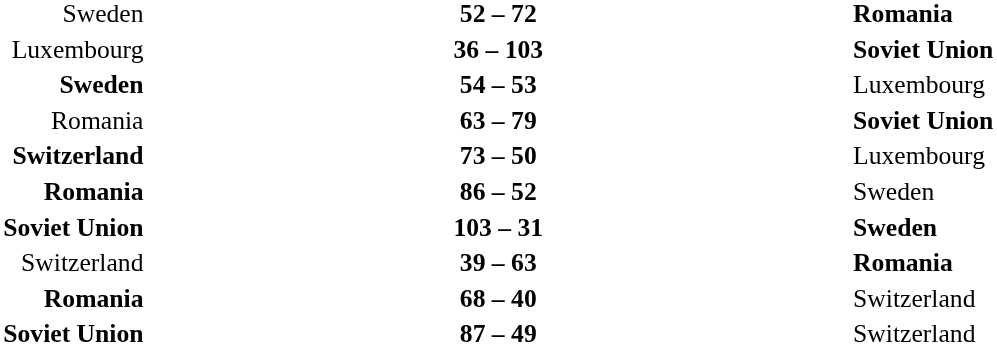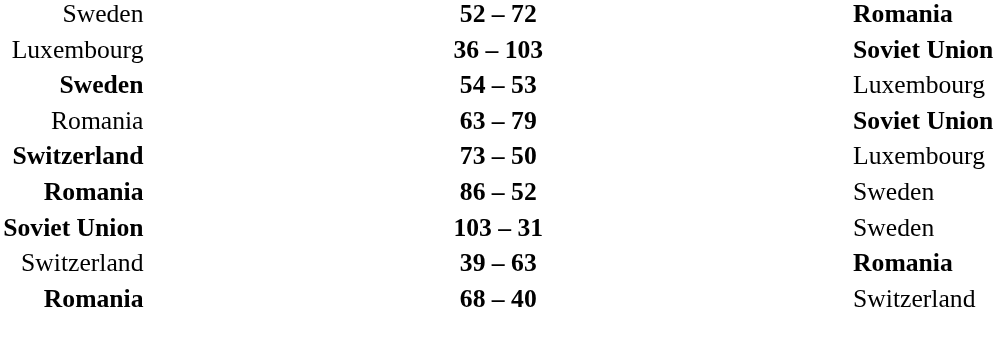(895, 227) bold -> (894, 227) normal
- row: (498, 334)
